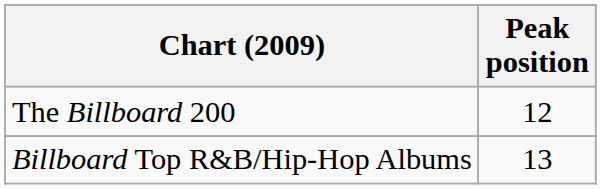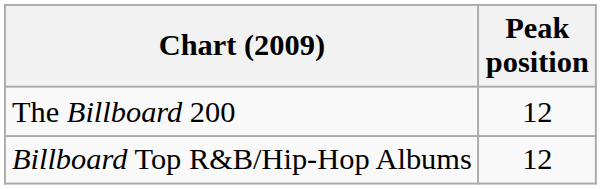(537, 159) 13 -> (537, 159) 12
